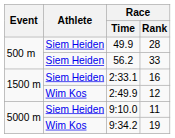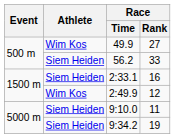(75, 45) Siem Heiden -> (66, 45) Wim Kos
(155, 45) 28 -> (155, 45) 27
(66, 126) Wim Kos -> (75, 126) Siem Heiden
